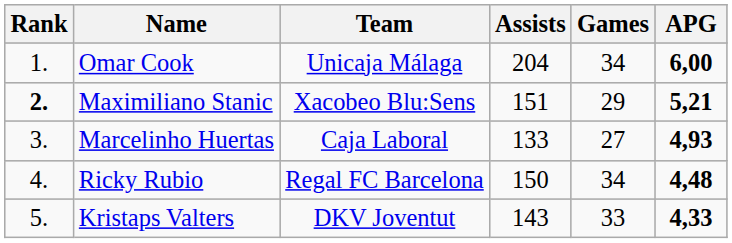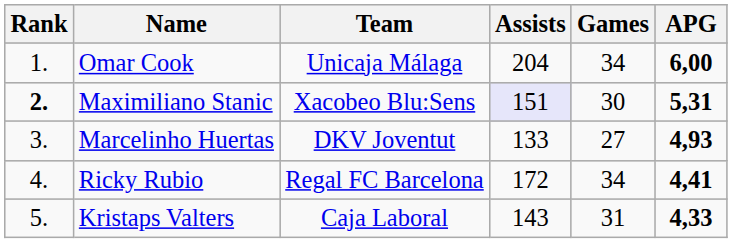(530, 101) no background -> (530, 101) lavender background
(613, 101) 29 -> (613, 101) 30
(691, 101) 5,21 -> (691, 101) 5,31
(384, 140) Caja Laboral -> (384, 140) DKV Joventut
(530, 179) 150 -> (530, 179) 172
(691, 179) 4,48 -> (691, 179) 4,41
(384, 218) DKV Joventut -> (384, 218) Caja Laboral
(613, 218) 33 -> (613, 218) 31
